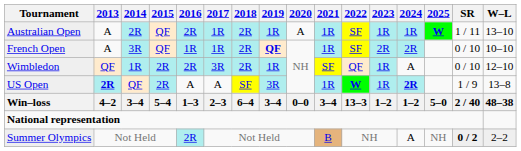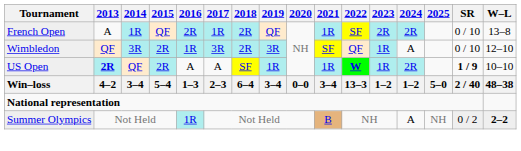- row: (44, 31)
(135, 48) 3R -> (135, 31) 1R
(190, 48) 1R -> (190, 31) 2R
(273, 48) bold -> (273, 31) normal
(499, 48) 10–10 -> (499, 31) 13–8
(135, 66) 1R -> (135, 48) 3R
(190, 66) 2R -> (190, 48) 1R
(273, 66) 1R -> (273, 48) 3R
(273, 84) 3R -> (273, 66) 1R
(411, 84) bold -> (411, 66) normal
(467, 84) normal -> (467, 66) bold
(499, 84) 13–8 -> (499, 66) 10–10
(190, 137) 2R -> (190, 119) 1R
(467, 137) bold -> (467, 119) normal
(499, 137) normal -> (499, 119) bold
